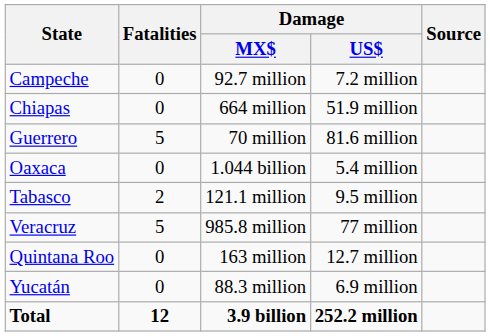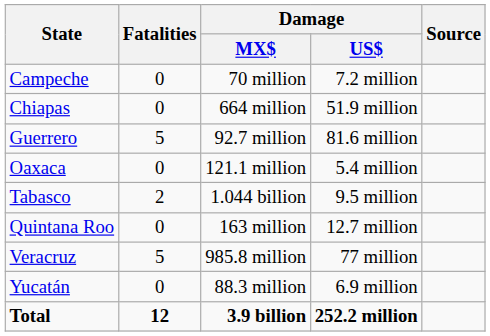(260, 78) 92.7 million -> (267, 78) 70 million
(267, 138) 70 million -> (260, 138) 92.7 million
(258, 167) 1.044 billion -> (256, 167) 121.1 million
(256, 197) 121.1 million -> (258, 197) 1.044 billion
rows swapped: (62, 256) <-> (43, 227)
